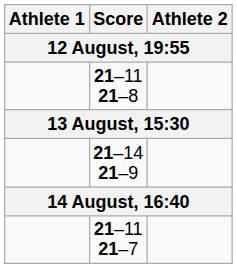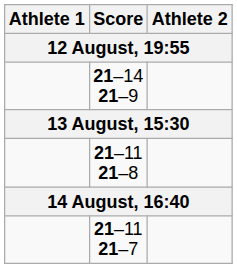rows swapped: (118, 86) <-> (118, 163)
